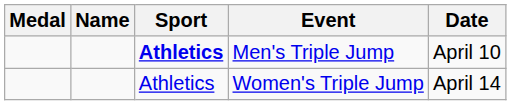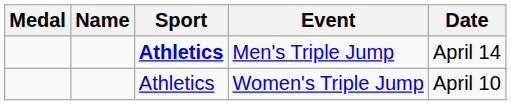(467, 52) April 10 -> (467, 52) April 14
(467, 83) April 14 -> (467, 83) April 10
